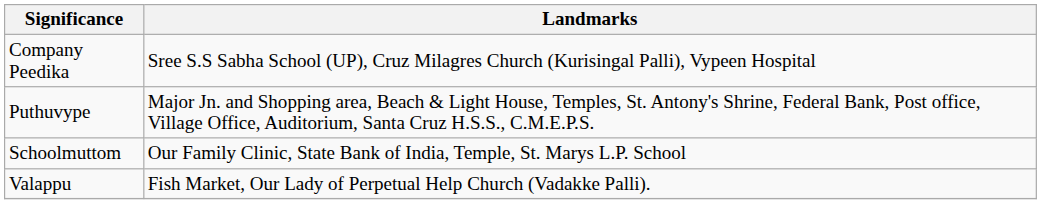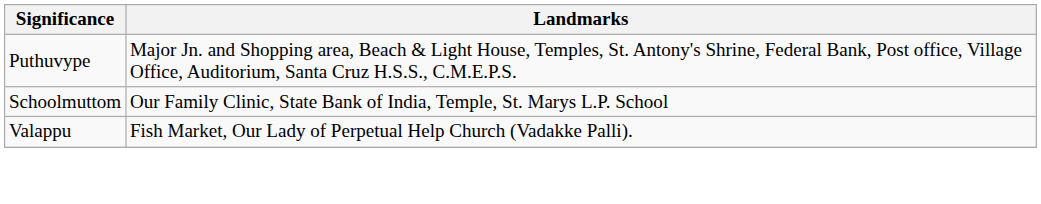- row: (46, 60)
